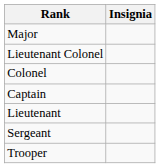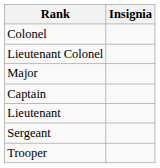rows swapped: (27, 73) <-> (23, 34)
